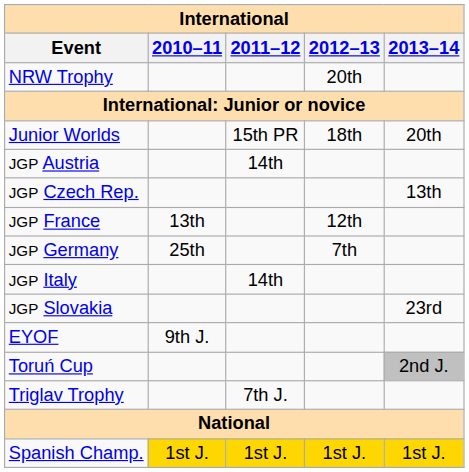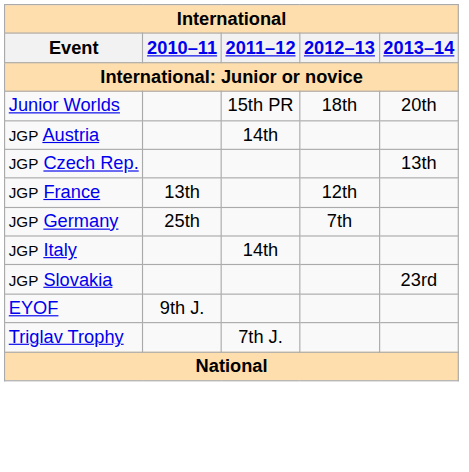- row: (61, 76)
- row: (51, 366)
- row: (76, 452)
